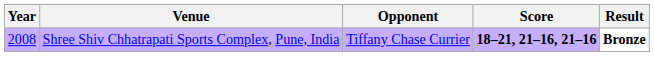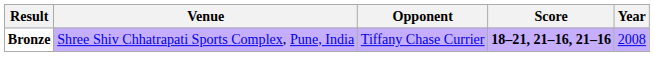columns swapped: (22, 16) <-> (624, 16)
